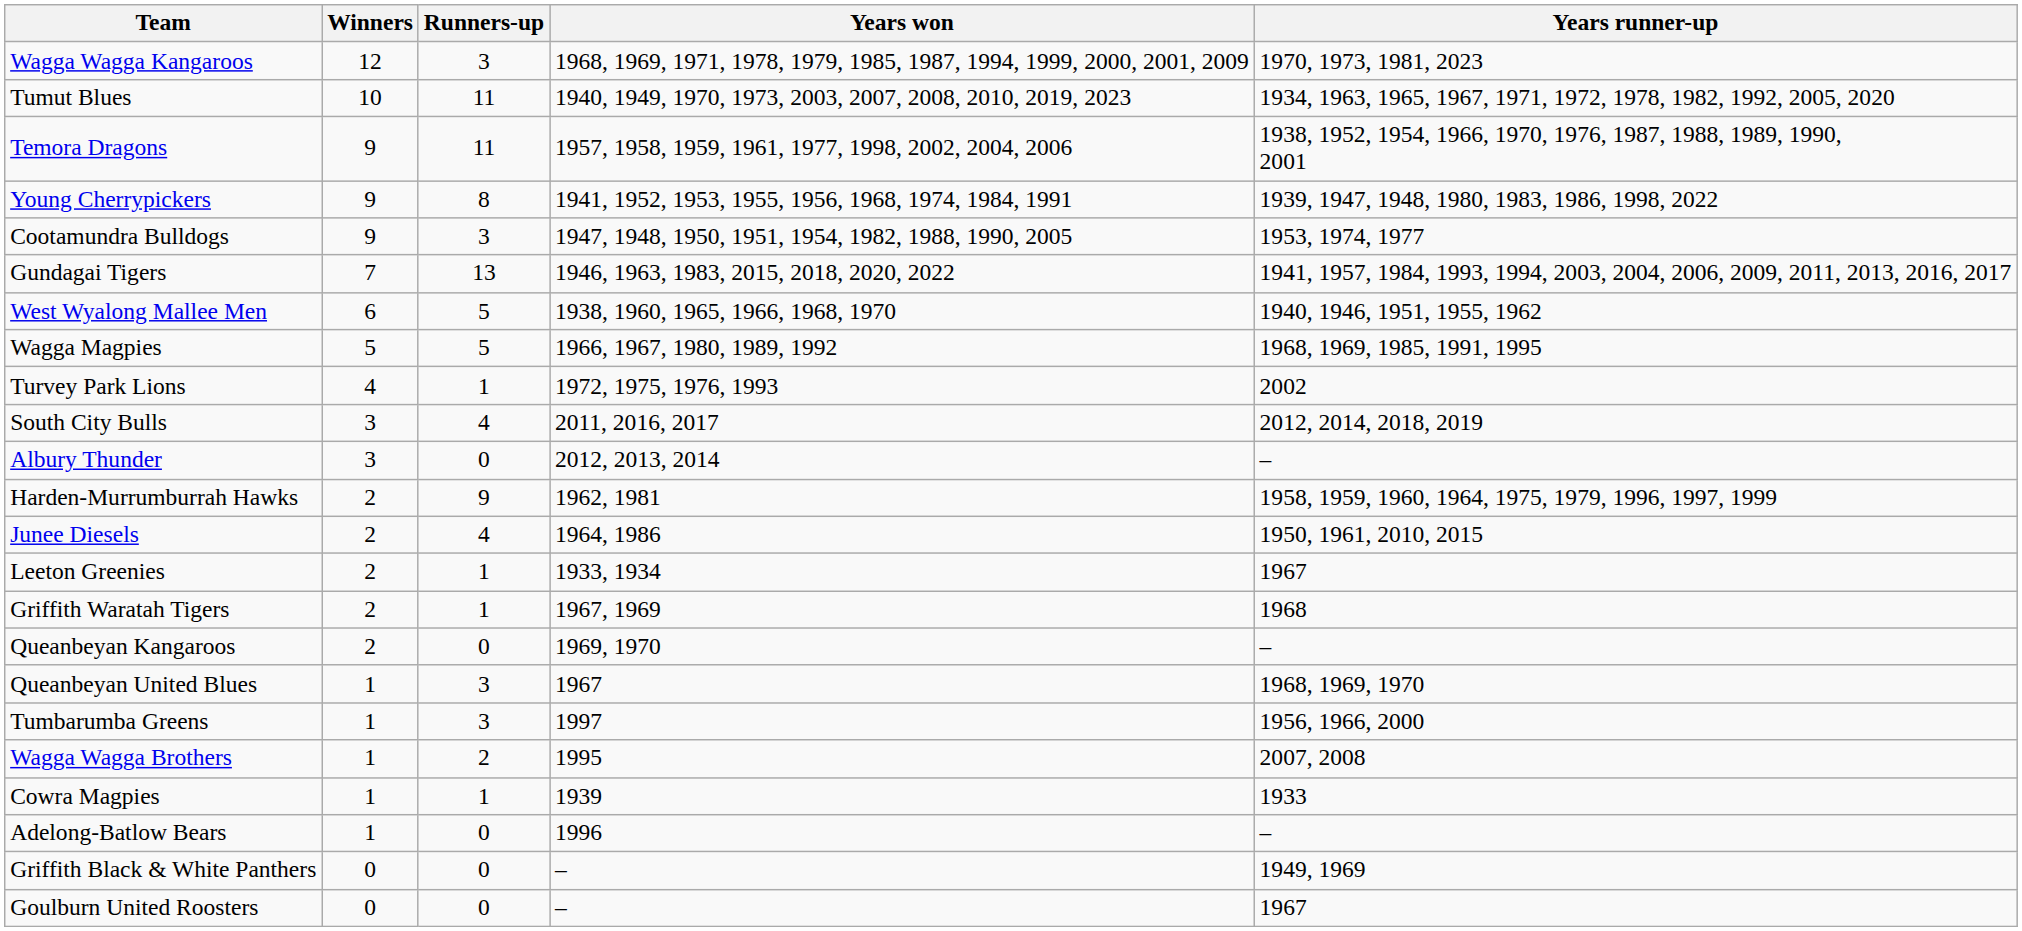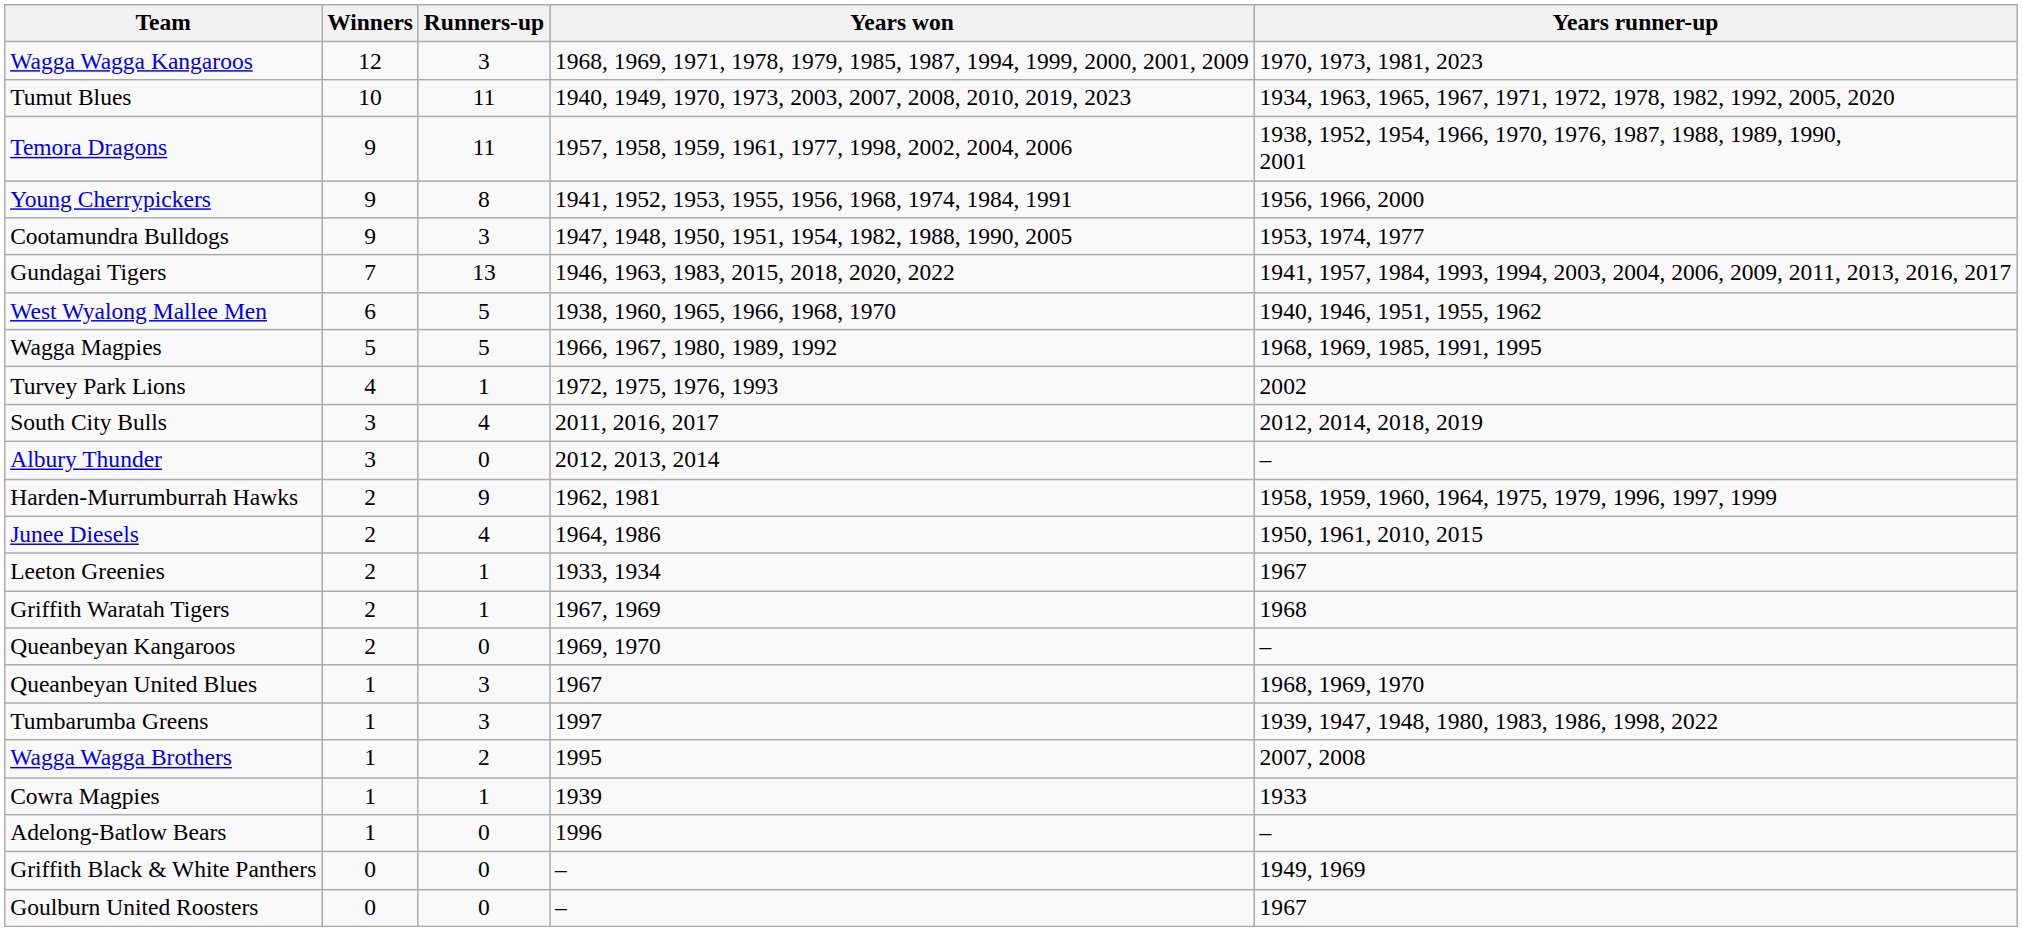(1489, 198) 1939, 1947, 1948, 1980, 1983, 1986, 1998, 2022 -> (1342, 198) 1956, 1966, 2000
(1342, 721) 1956, 1966, 2000 -> (1489, 721) 1939, 1947, 1948, 1980, 1983, 1986, 1998, 2022
